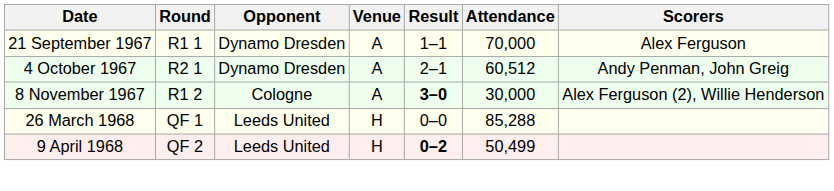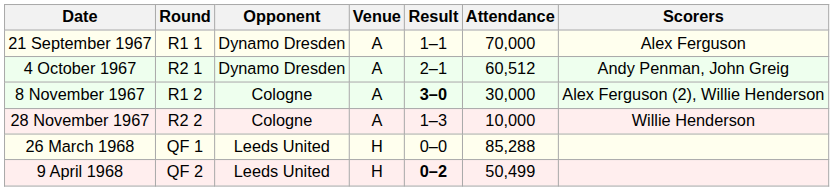+ row: (80, 120)
